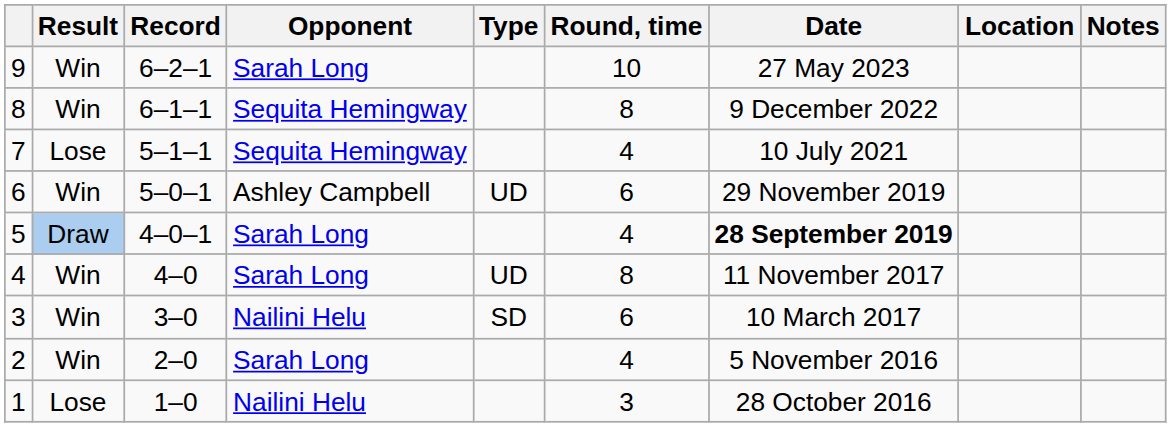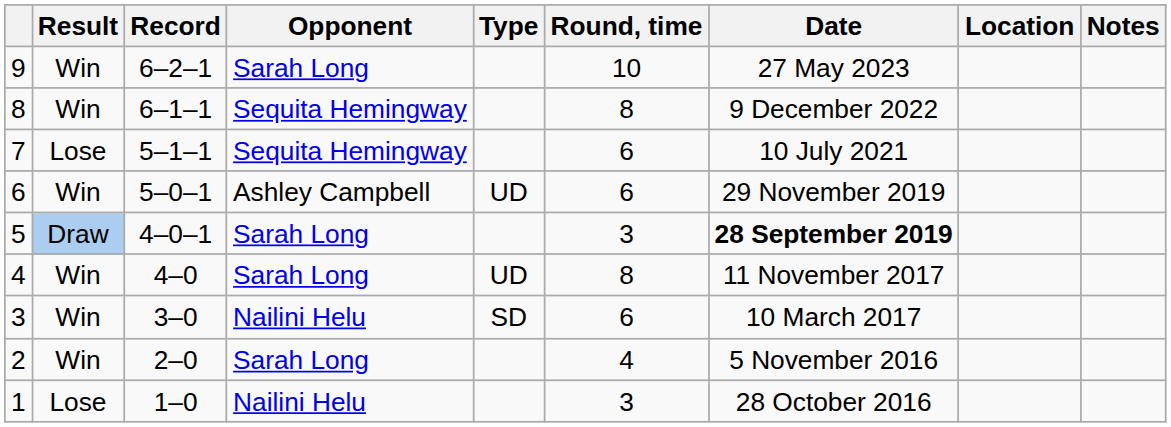(626, 151) 4 -> (626, 151) 6
(626, 234) 4 -> (626, 234) 3
